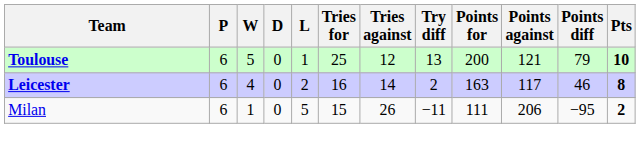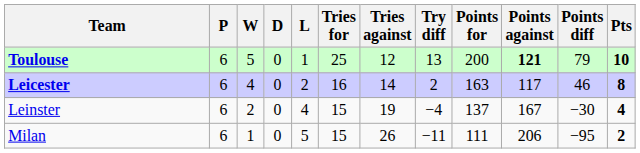(530, 60) normal -> (530, 60) bold
+ row: (34, 110)
